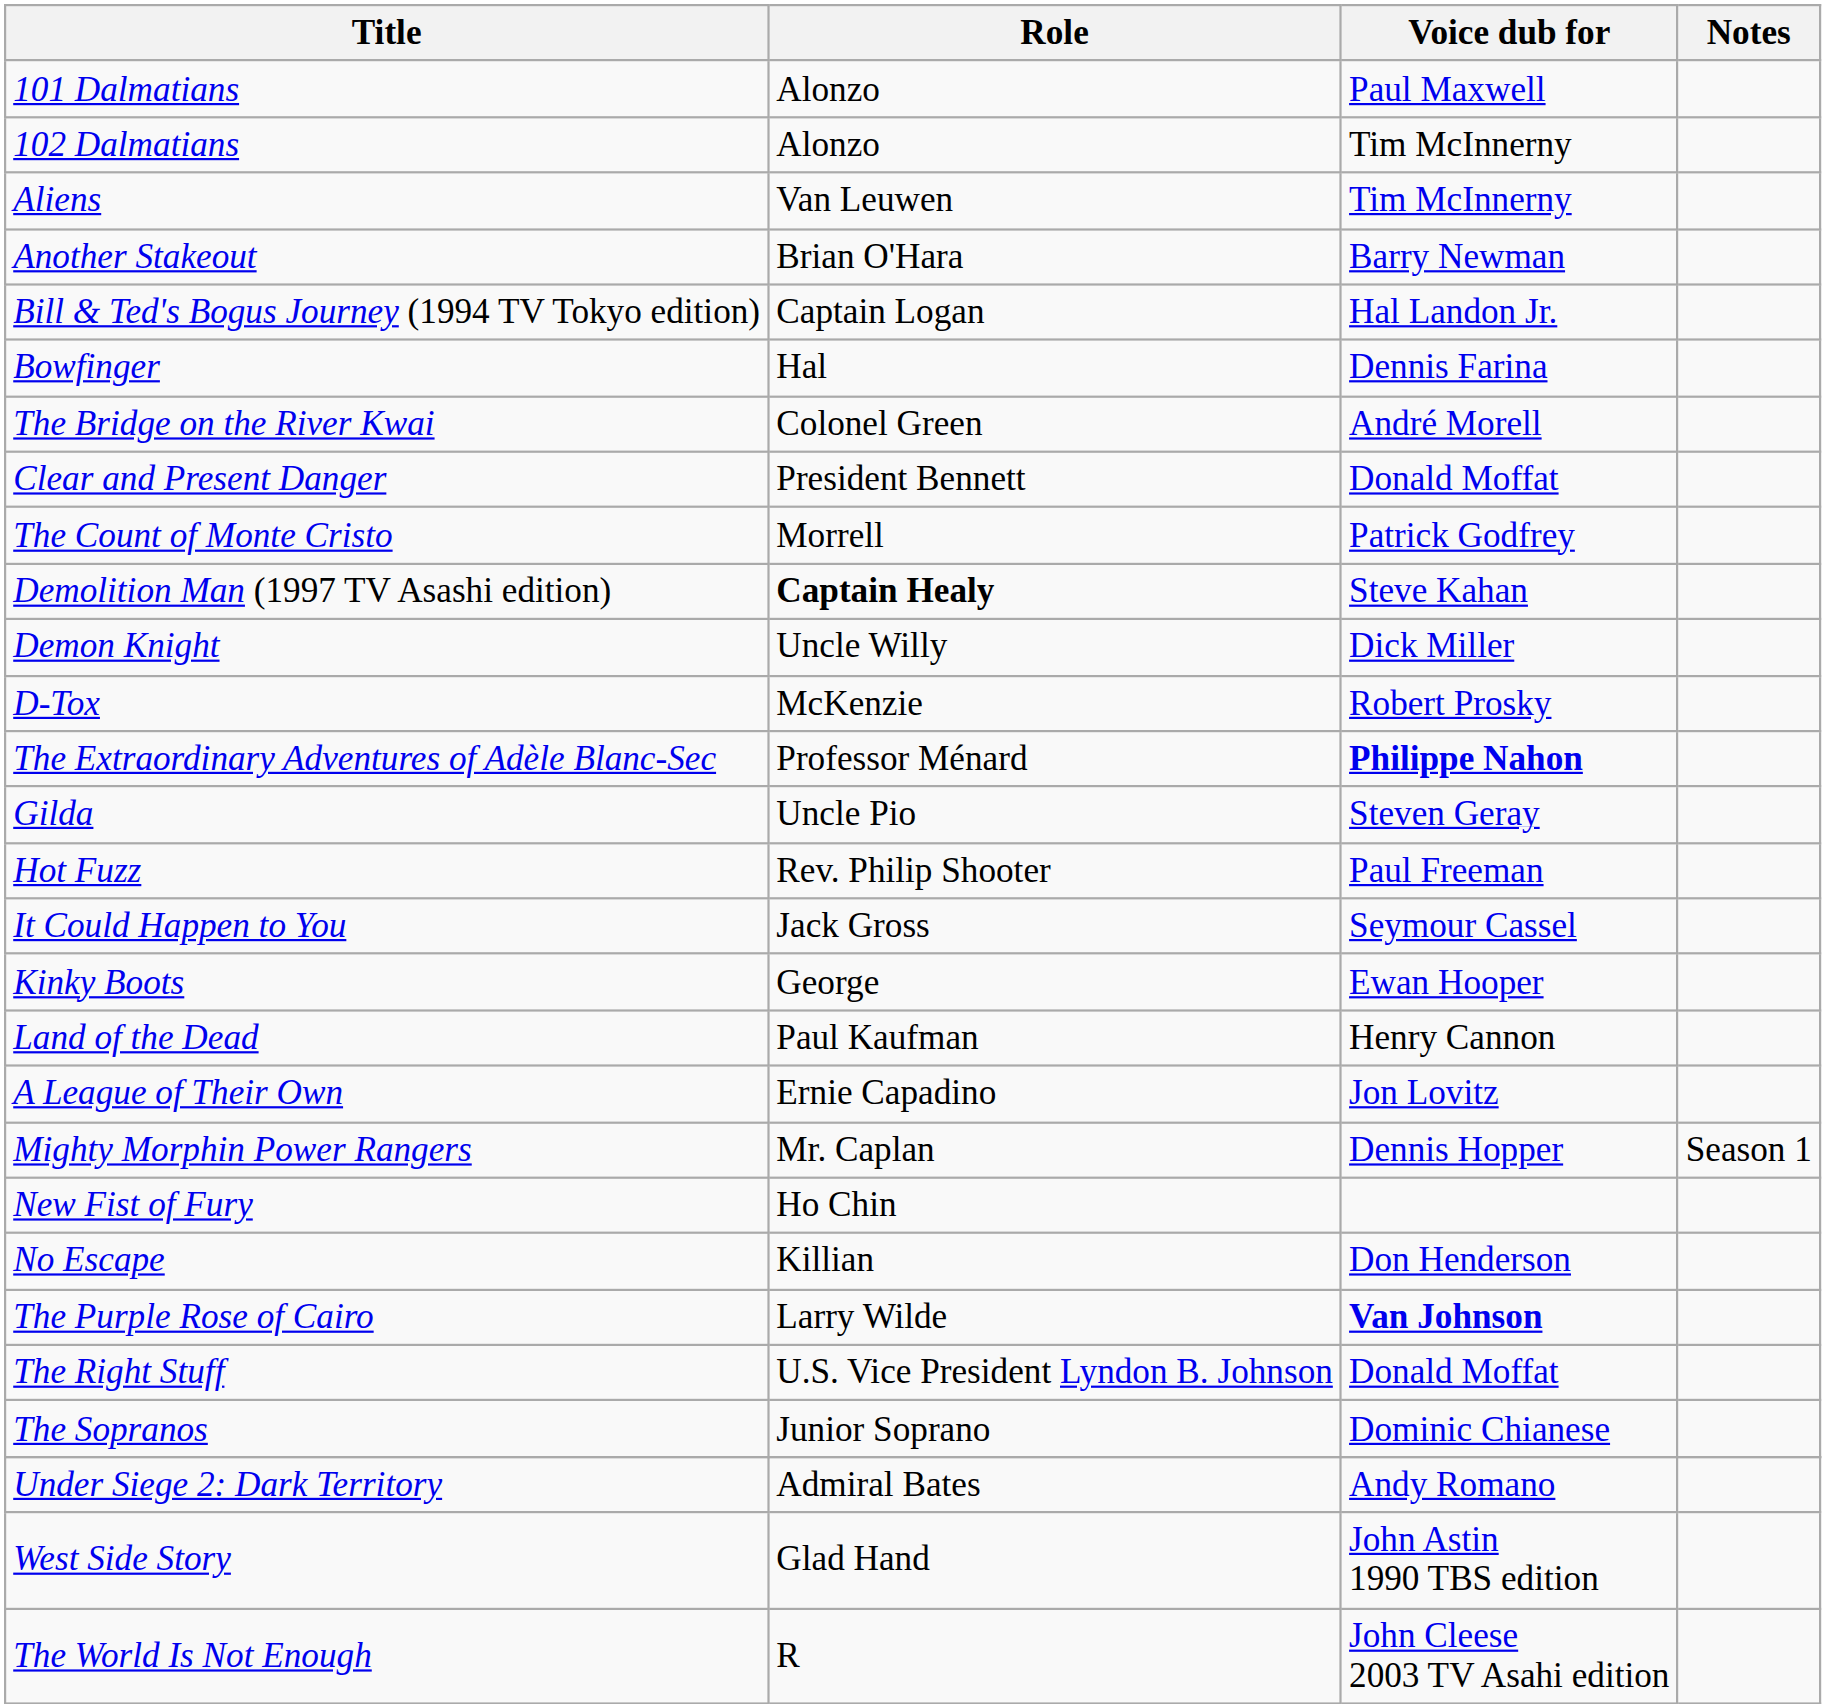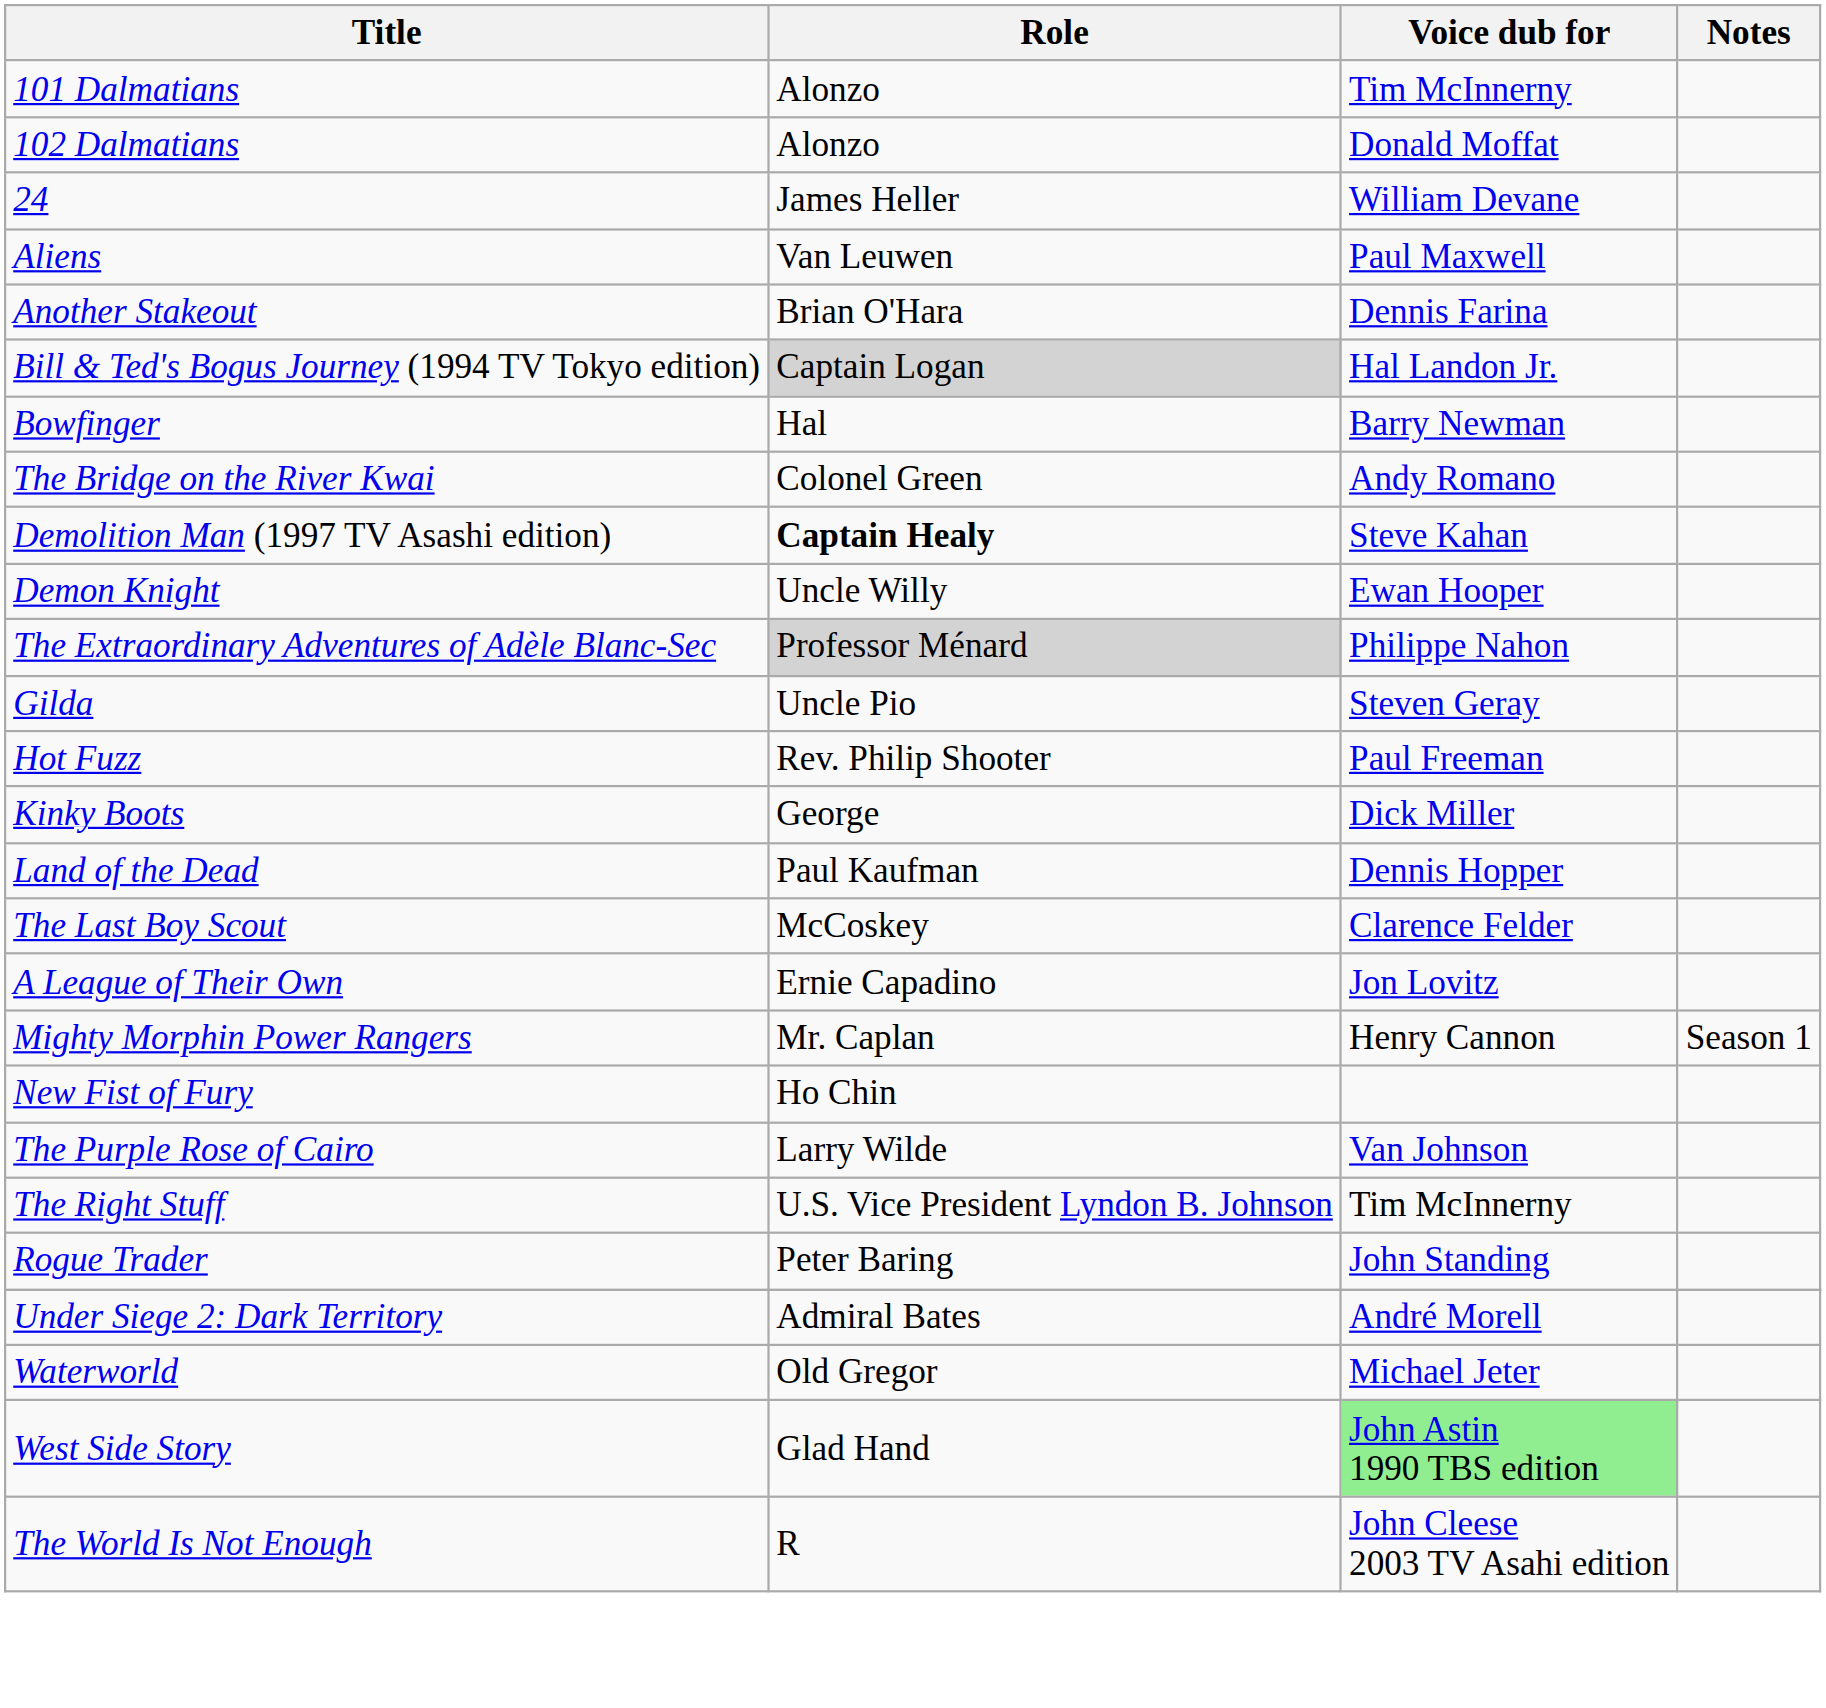(1447, 88) Paul Maxwell -> (1460, 88) Tim McInnerny
(1460, 144) Tim McInnerny -> (1454, 144) Donald Moffat
+ row: (31, 199)
(1460, 199) Tim McInnerny -> (1447, 255) Paul Maxwell
(1457, 255) Barry Newman -> (1448, 311) Dennis Farina
(880, 311) no background -> (880, 367) lightgrey background
(1448, 367) Dennis Farina -> (1457, 423) Barry Newman
(1445, 423) André Morell -> (1452, 479) Andy Romano
- row: (200, 479)
- row: (203, 534)
(1432, 646) Dick Miller -> (1446, 590) Ewan Hooper
- row: (57, 702)
(902, 758) no background -> (902, 646) lightgrey background
(1466, 758) bold -> (1459, 646) normal
- row: (180, 925)
(1446, 981) Ewan Hooper -> (1432, 813) Dick Miller
(1452, 1037) Henry Cannon -> (1456, 869) Dennis Hopper
+ row: (150, 925)
(1456, 1148) Dennis Hopper -> (1452, 1037) Henry Cannon
- row: (89, 1260)
(1446, 1316) bold -> (1439, 1148) normal
(1454, 1372) Donald Moffat -> (1460, 1204) Tim McInnerny
+ row: (111, 1260)
- row: (111, 1428)
(1452, 1483) Andy Romano -> (1445, 1316) André Morell
+ row: (96, 1372)
(1474, 1559) no background -> (1474, 1447) lightgreen background
